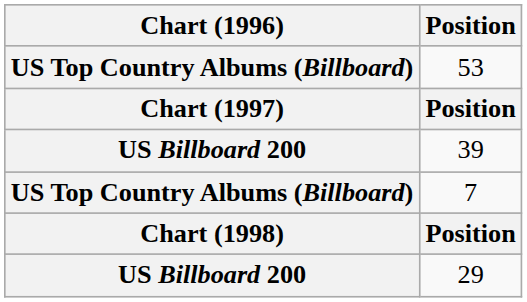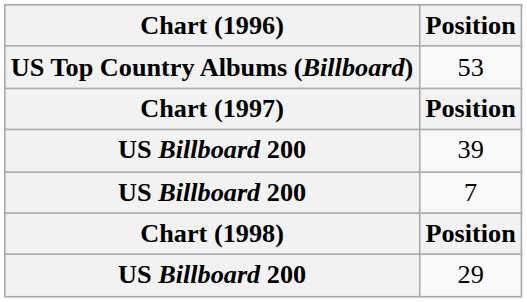(212, 191) US Top Country Albums (Billboard) -> (212, 191) US Billboard 200
